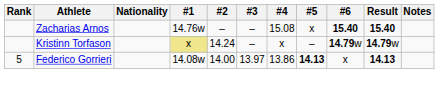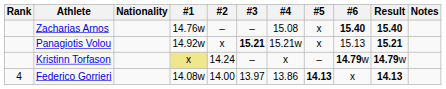+ row: (73, 44)
(19, 60) 5 -> (19, 76) 4
